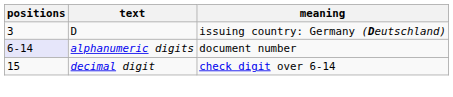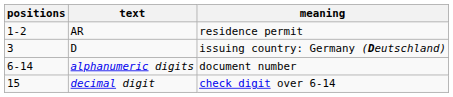+ row: (77, 31)
(20, 48) lavender background -> (20, 66) no background
